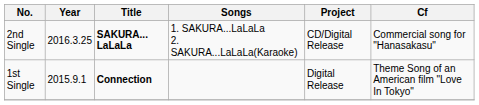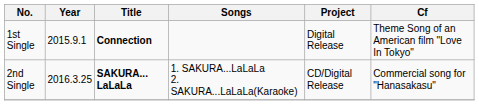rows swapped: (21, 80) <-> (21, 40)
